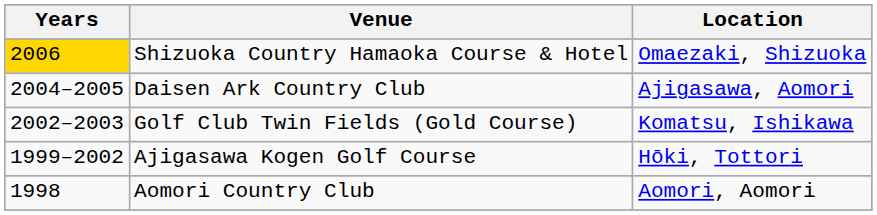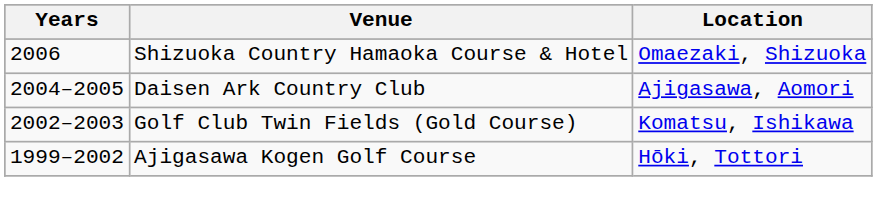(35, 56) gold background -> (35, 56) no background
- row: (254, 193)
